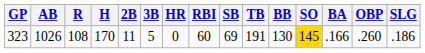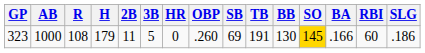columns swapped: (204, 15) <-> (369, 15)
(48, 36) 1026 -> (48, 36) 1000
(105, 36) 170 -> (105, 36) 179
